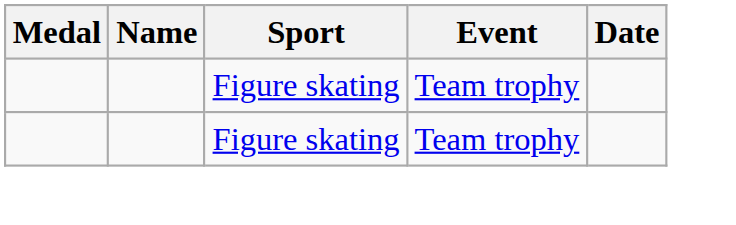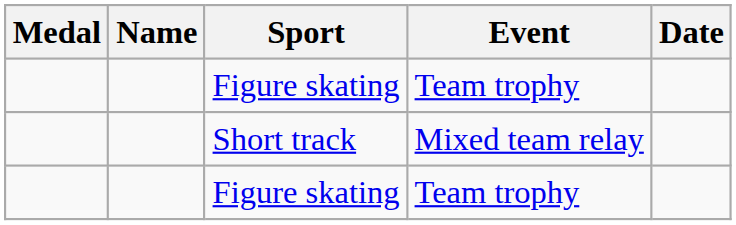+ row: (284, 138)
